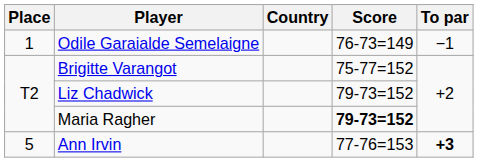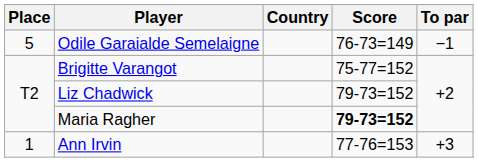(29, 43) 1 -> (29, 43) 5
(29, 145) 5 -> (29, 145) 1
(445, 145) bold -> (445, 145) normal
